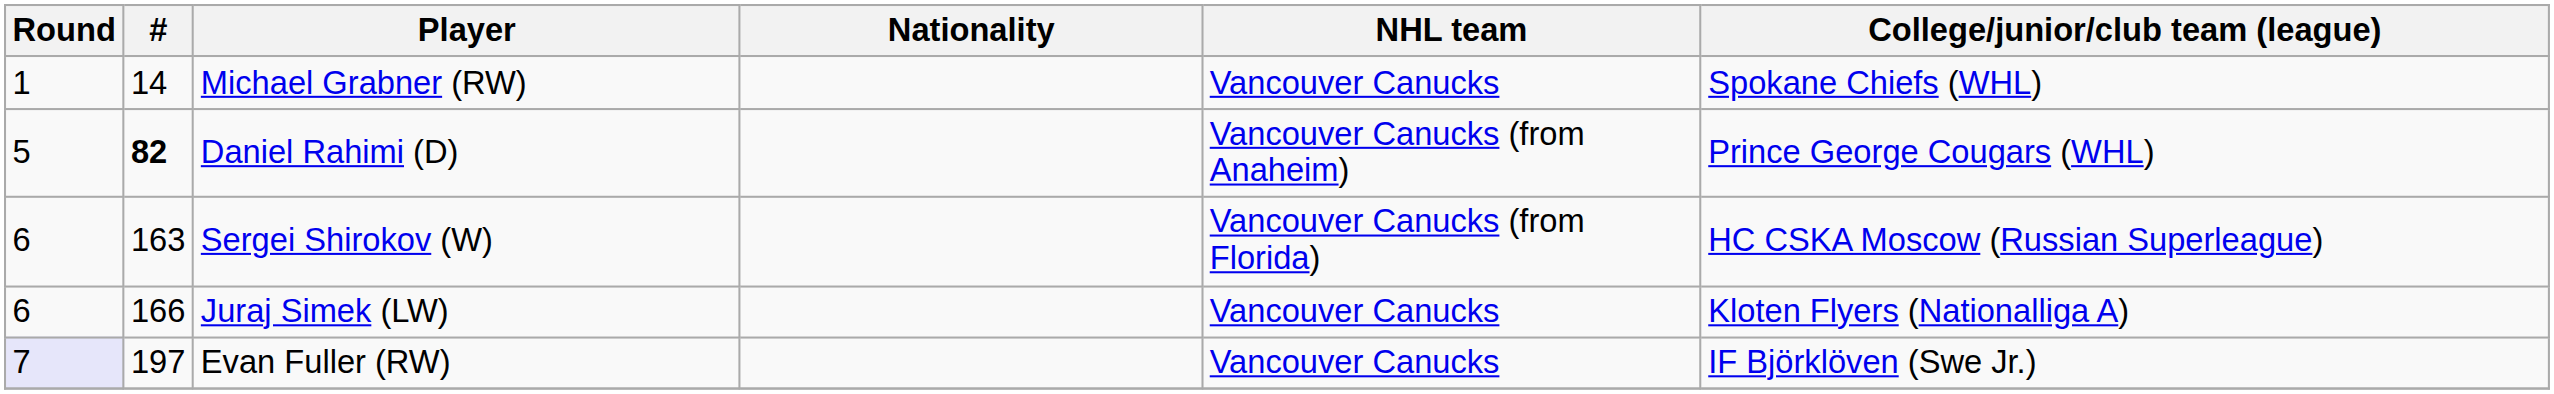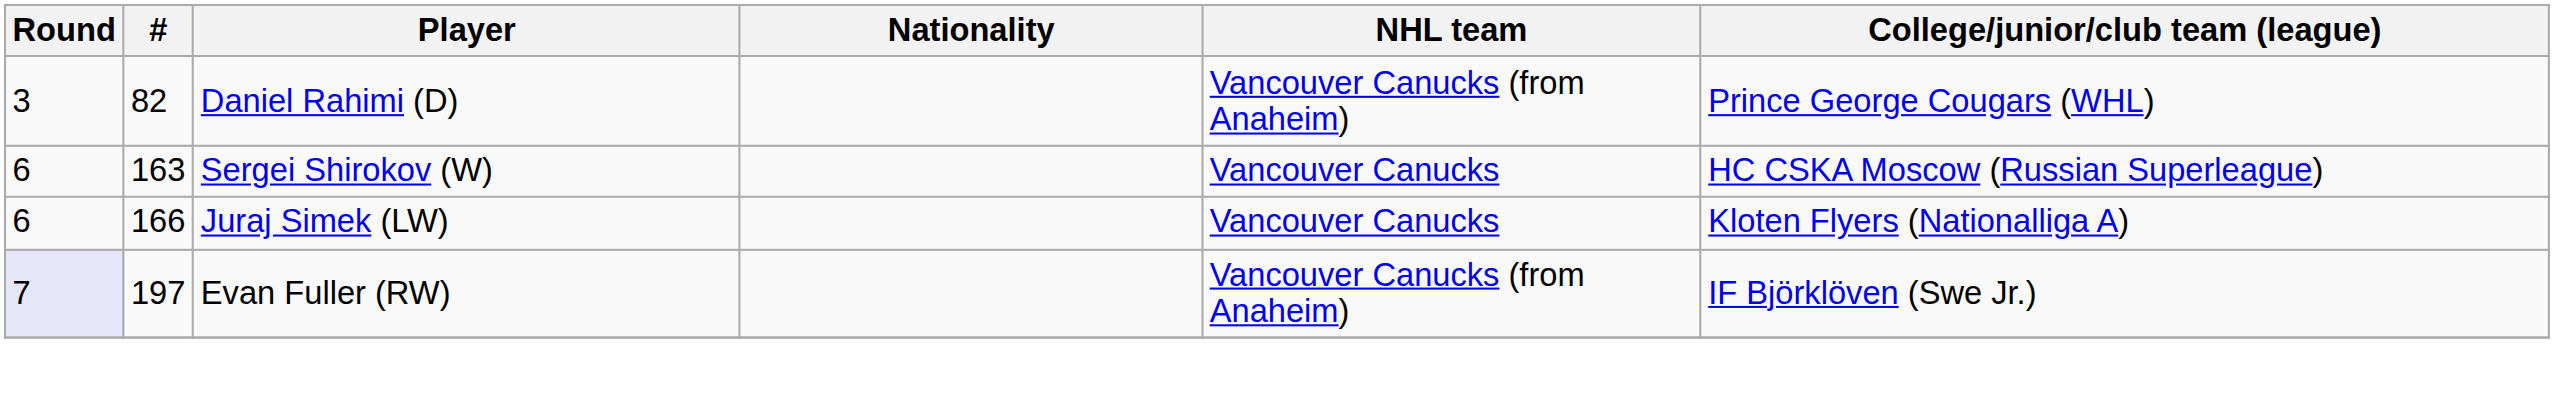- row: (364, 82)
(22, 152) 5 -> (22, 100) 3
(149, 152) bold -> (149, 100) normal
(1397, 240) Vancouver Canucks (from Florida) -> (1355, 170) Vancouver Canucks
(1355, 362) Vancouver Canucks -> (1397, 292) Vancouver Canucks (from Anaheim)
